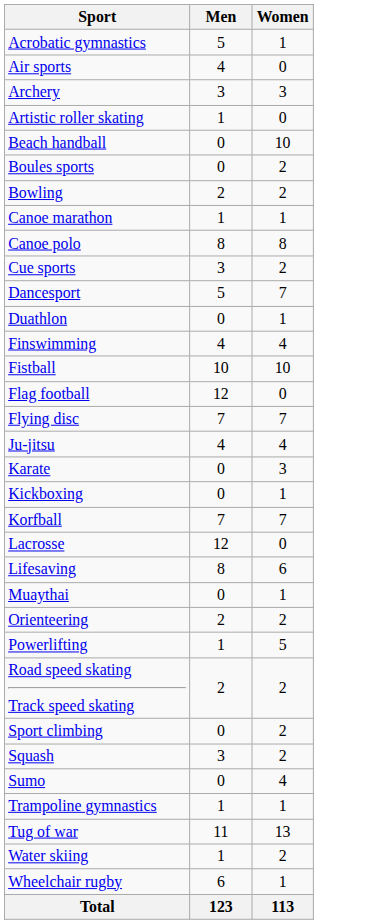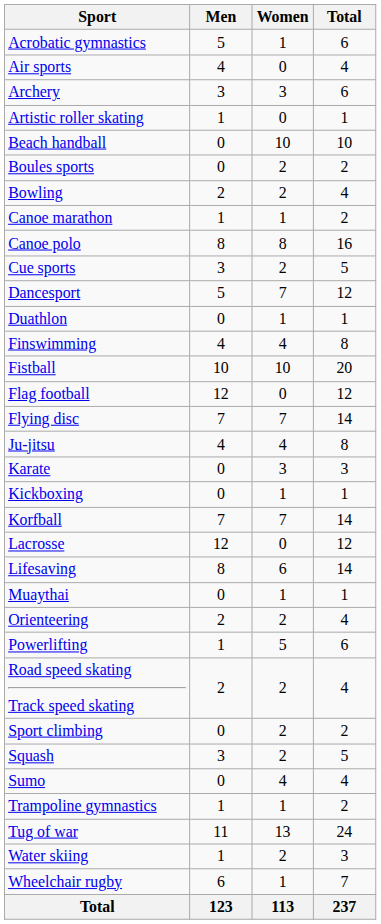+ column: (344, 17)
